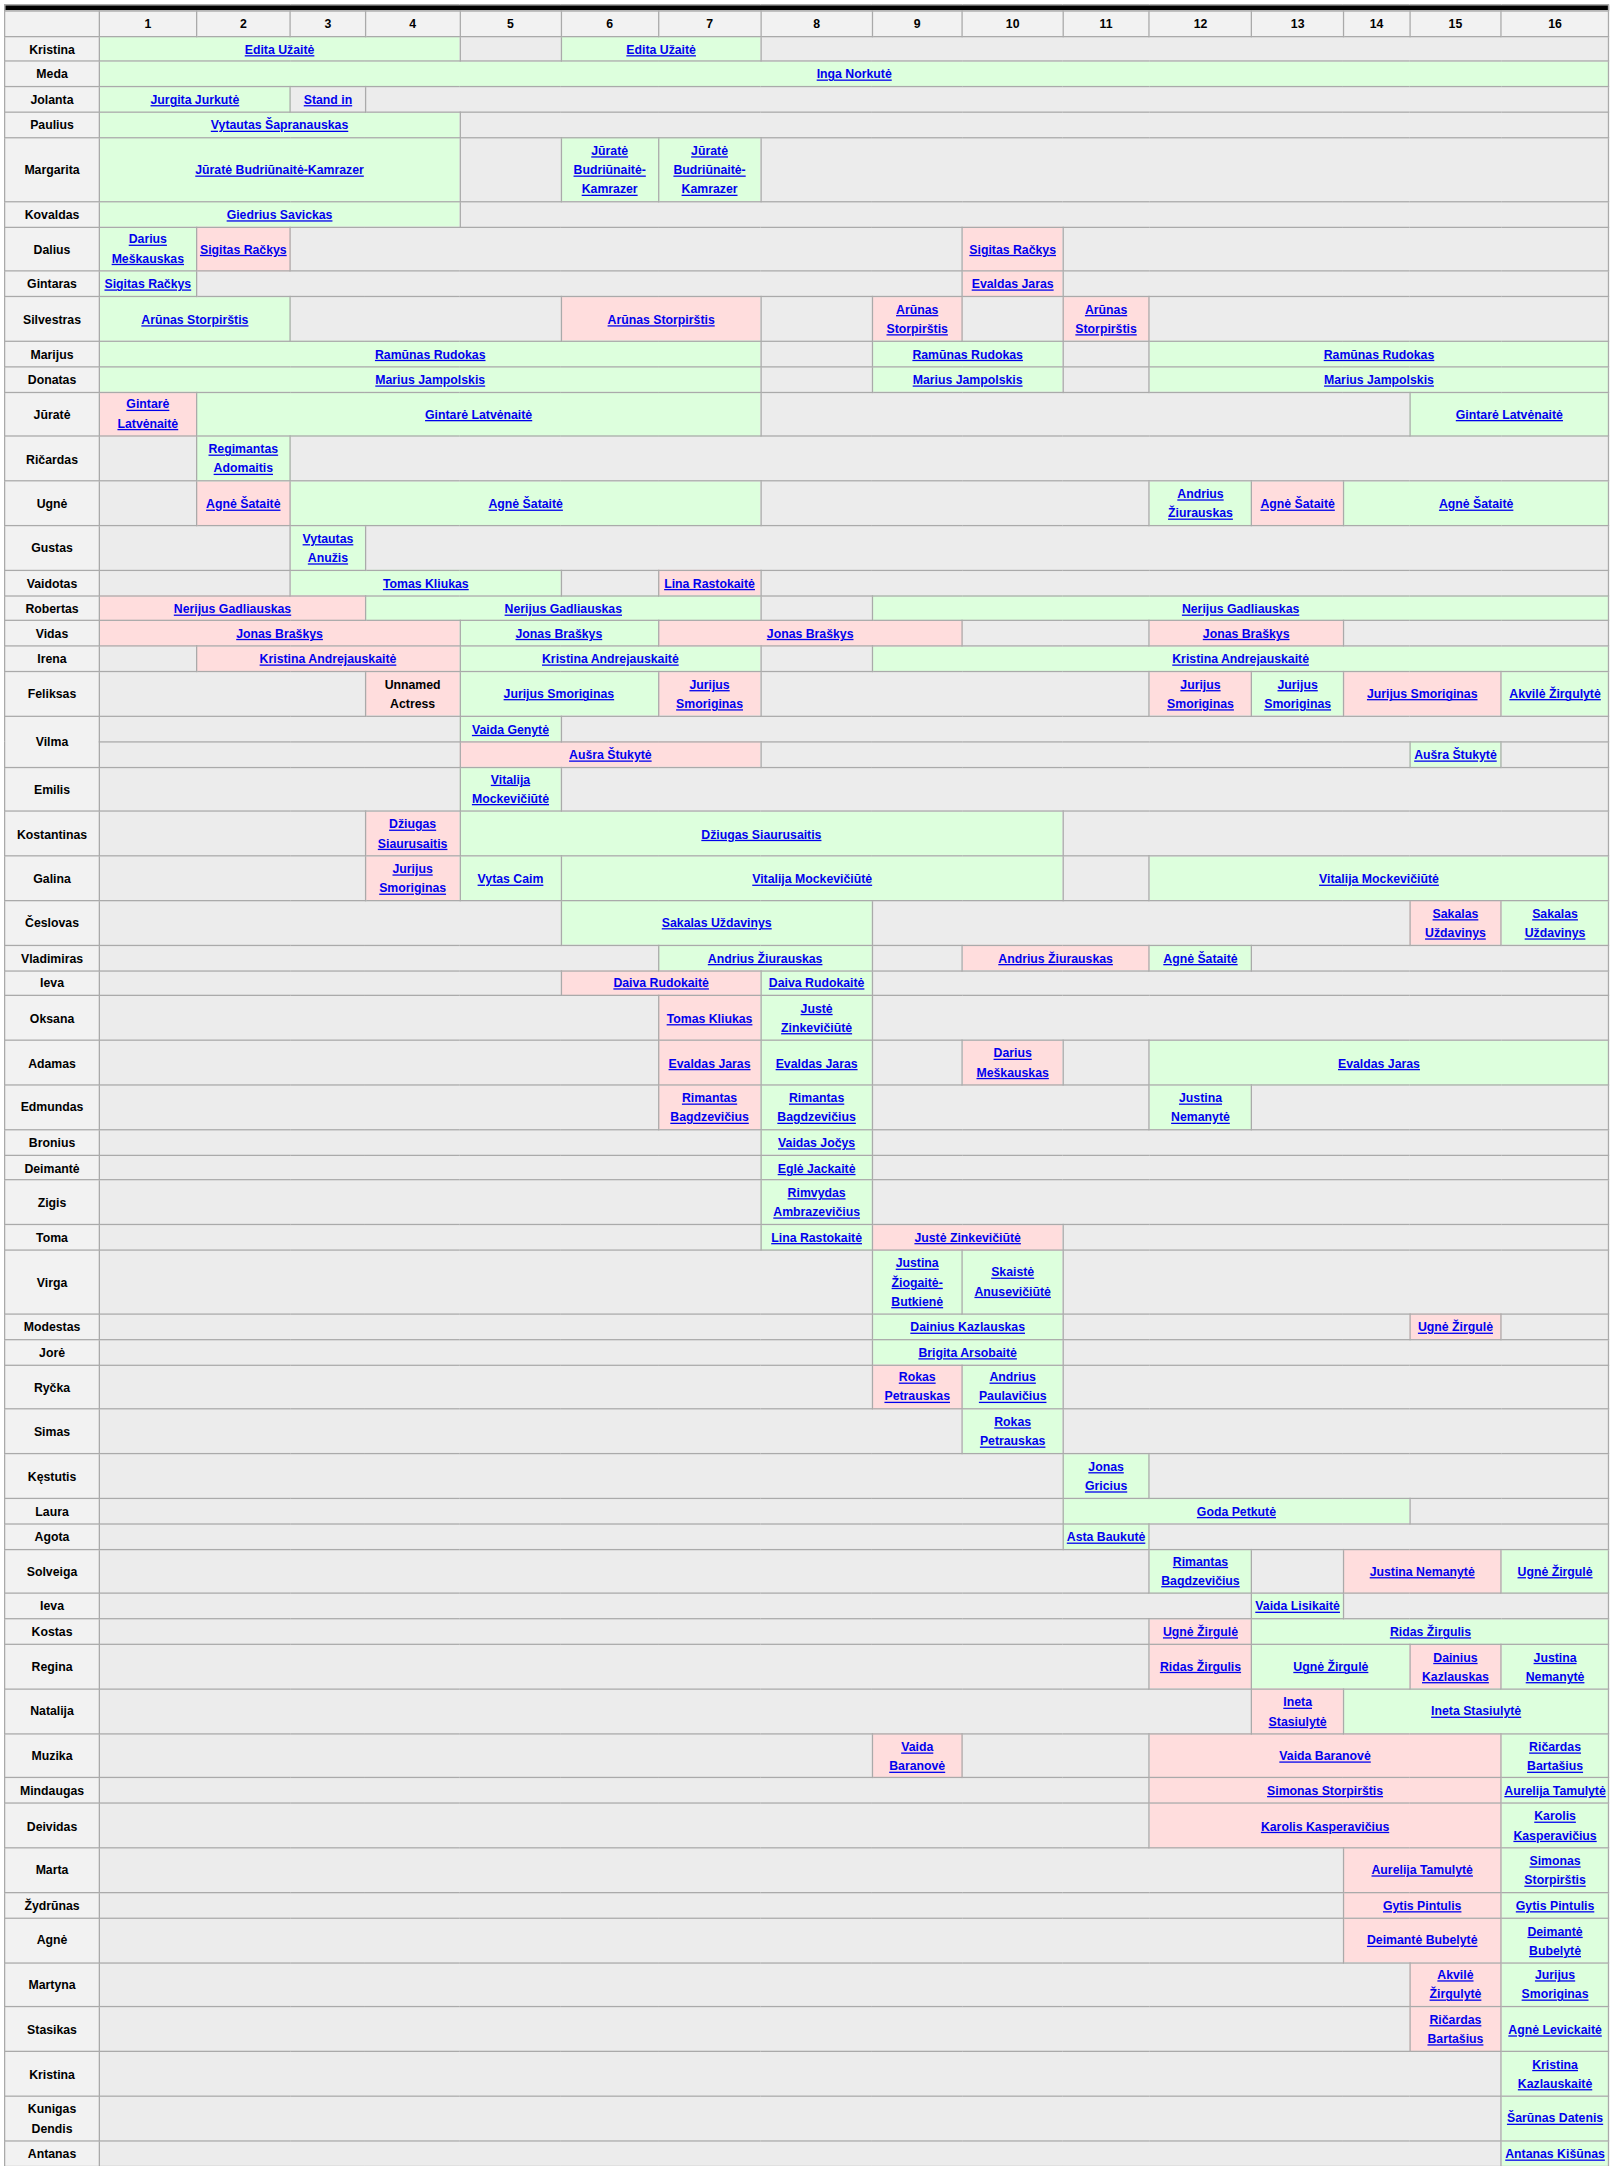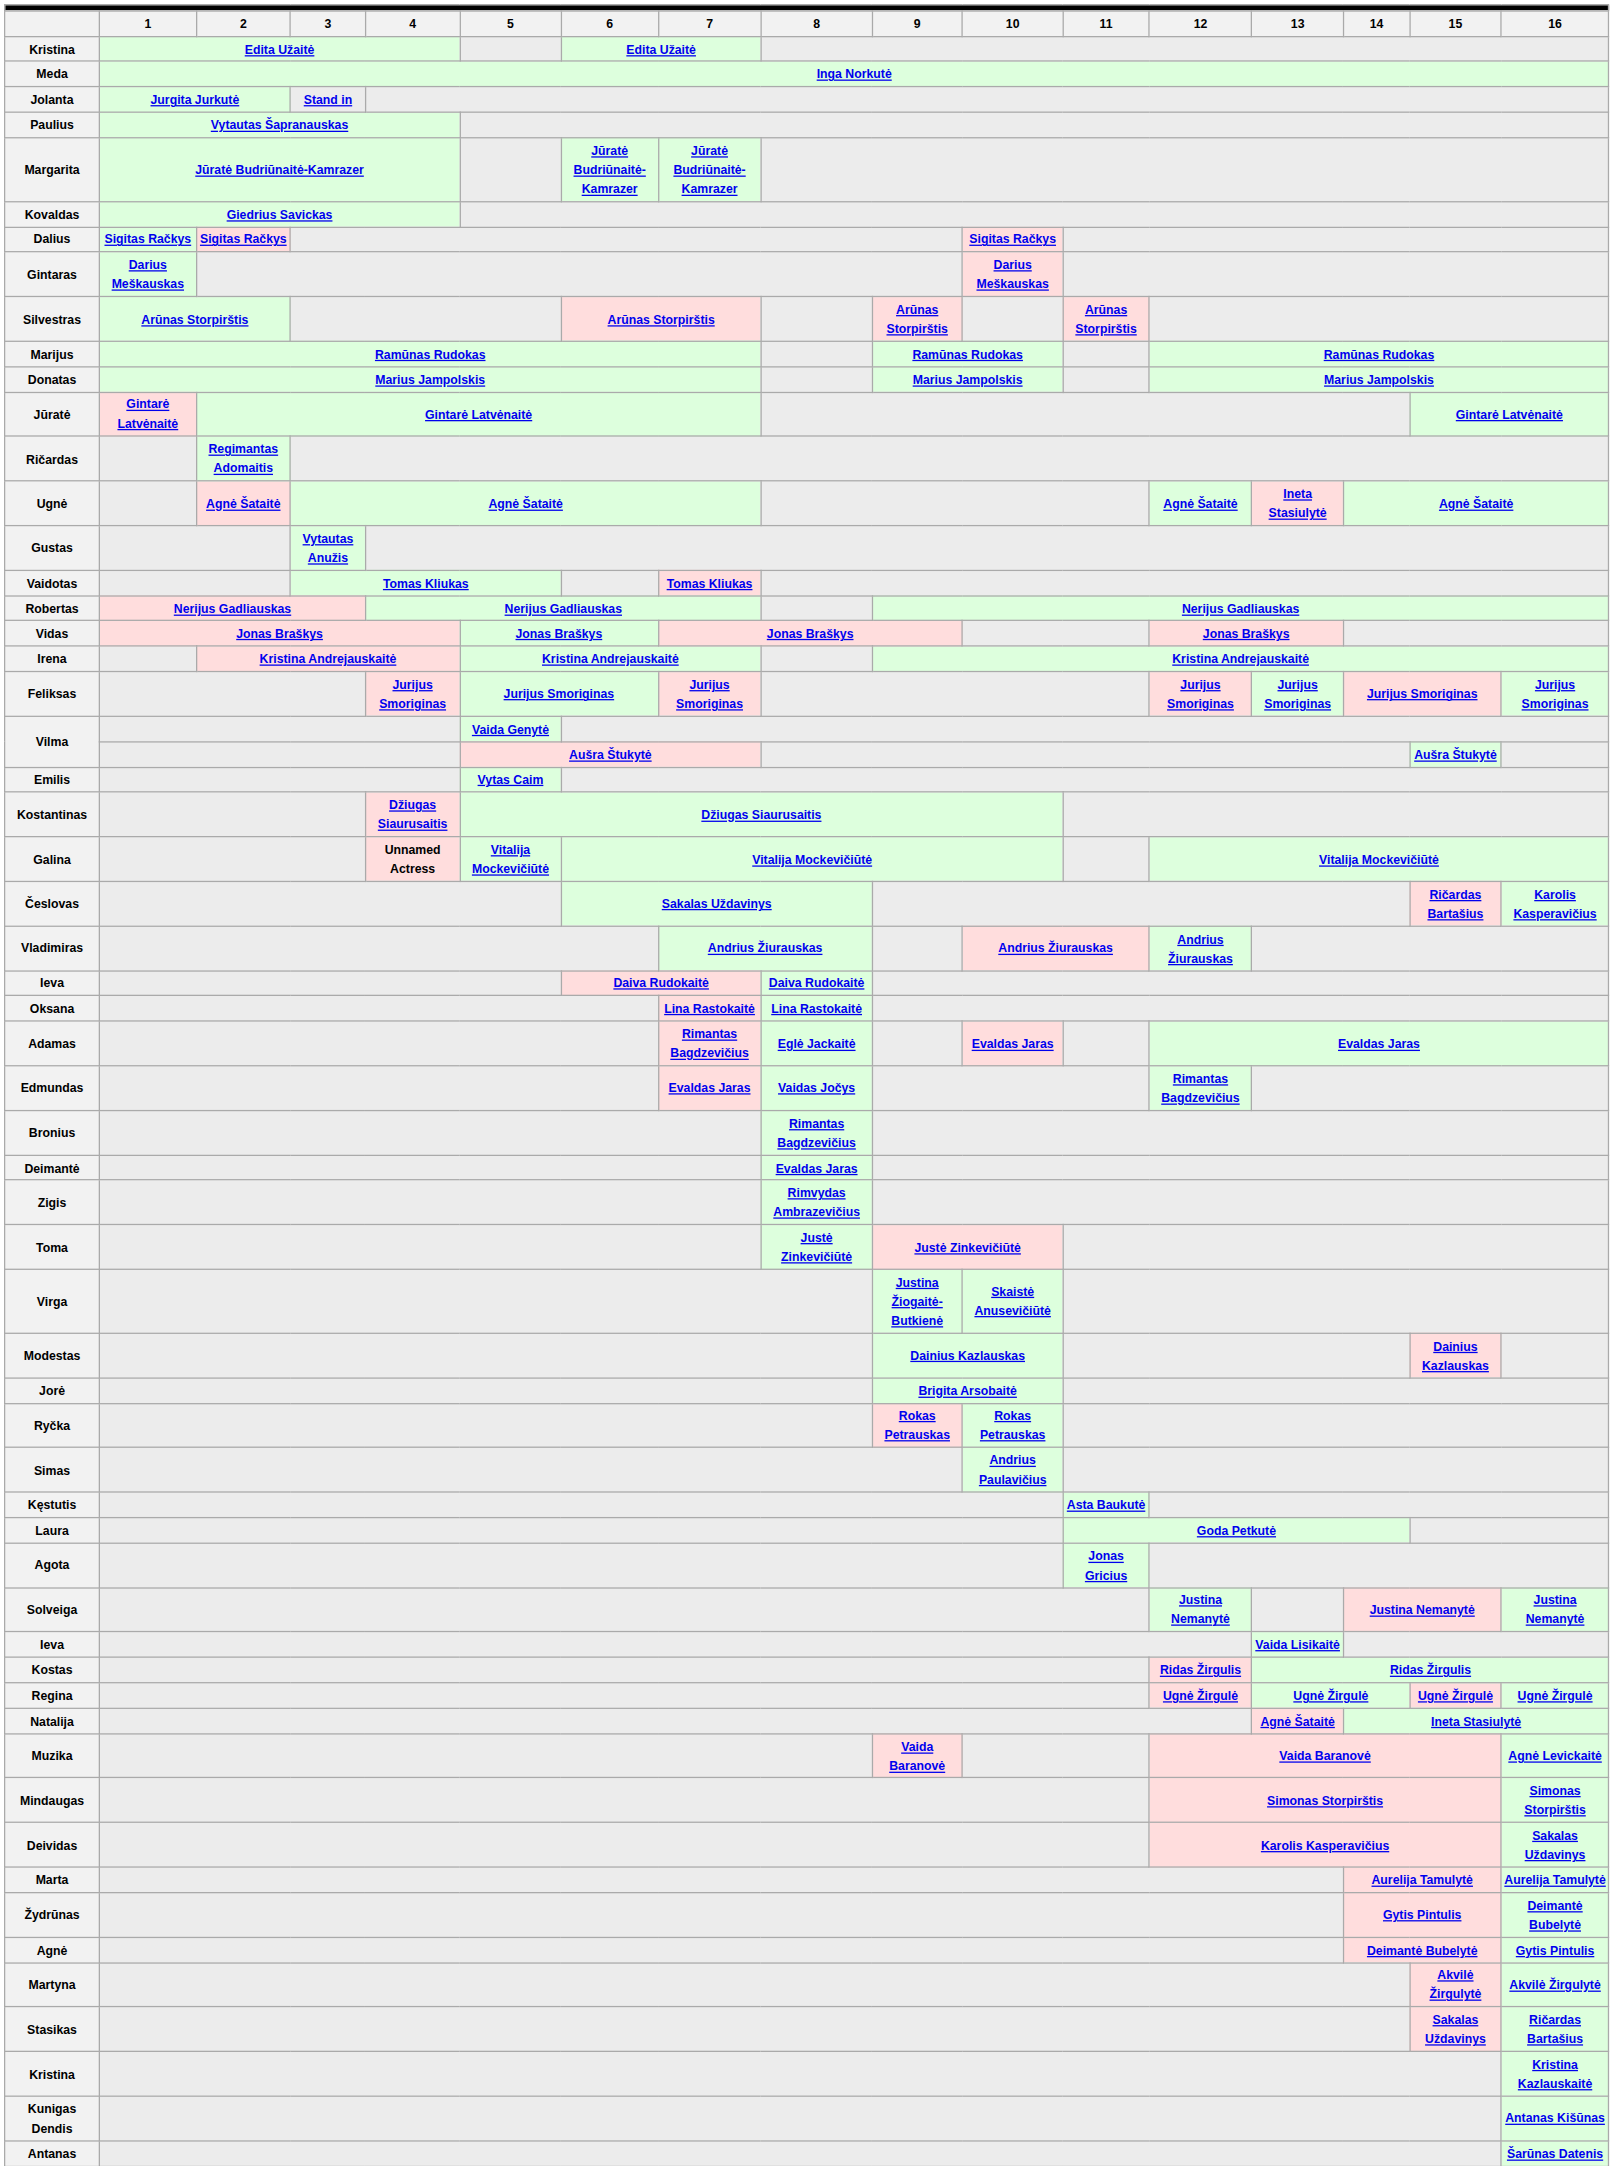(148, 249) Darius Meškauskas -> (148, 239) Sigitas Račkys
(148, 284) Sigitas Račkys -> (148, 274) Darius Meškauskas
(1013, 284) Evaldas Jaras -> (1013, 274) Darius Meškauskas
(1200, 503) Andrius Žiurauskas -> (1200, 503) Agnė Šataitė
(1298, 503) Agnė Šataitė -> (1298, 503) Ineta Stasiulytė
(710, 582) Lina Rastokaitė -> (710, 582) Tomas Kliukas
(413, 693) Unnamed Actress -> (413, 693) Jurijus Smoriginas
(1555, 693) Akvilė Žirgulytė -> (1555, 693) Jurijus Smoriginas
(510, 789) Vitalija Mockevičiūtė -> (510, 779) Vytas Caim
(413, 878) Jurijus Smoriginas -> (413, 859) Unnamed Actress
(510, 878) Vytas Caim -> (510, 859) Vitalija Mockevičiūtė
(1455, 922) Sakalas Uždavinys -> (1455, 903) Ričardas Bartašius
(1555, 922) Sakalas Uždavinys -> (1555, 903) Karolis Kasperavičius
(1200, 957) Agnė Šataitė -> (1200, 948) Andrius Žiurauskas
(710, 1018) Tomas Kliukas -> (710, 1008) Lina Rastokaitė
(817, 1018) Justė Zinkevičiūtė -> (817, 1008) Lina Rastokaitė
(710, 1062) Evaldas Jaras -> (710, 1043) Rimantas Bagdzevičius
(817, 1062) Evaldas Jaras -> (817, 1043) Eglė Jackaitė
(1013, 1062) Darius Meškauskas -> (1013, 1043) Evaldas Jaras
(710, 1107) Rimantas Bagdzevičius -> (710, 1088) Evaldas Jaras
(817, 1107) Rimantas Bagdzevičius -> (817, 1088) Vaidas Jočys
(1200, 1107) Justina Nemanytė -> (1200, 1088) Rimantas Bagdzevičius
(817, 1142) Vaidas Jočys -> (817, 1132) Rimantas Bagdzevičius
(817, 1167) Eglė Jackaitė -> (817, 1167) Evaldas Jaras
(817, 1237) Lina Rastokaitė -> (817, 1247) Justė Zinkevičiūtė
(1455, 1326) Ugnė Žirgulė -> (1455, 1355) Dainius Kazlauskas
(1013, 1387) Andrius Paulavičius -> (1013, 1425) Rokas Petrauskas
(1013, 1431) Rokas Petrauskas -> (1013, 1469) Andrius Paulavičius
(1106, 1476) Jonas Gricius -> (1106, 1504) Asta Baukutė
(1106, 1536) Asta Baukutė -> (1106, 1565) Jonas Gricius
(1200, 1571) Rimantas Bagdzevičius -> (1200, 1609) Justina Nemanytė
(1555, 1571) Ugnė Žirgulė -> (1555, 1609) Justina Nemanytė
(1200, 1631) Ugnė Žirgulė -> (1200, 1670) Ridas Žirgulis
(1200, 1666) Ridas Žirgulis -> (1200, 1695) Ugnė Žirgulė
(1455, 1666) Dainius Kazlauskas -> (1455, 1695) Ugnė Žirgulė
(1555, 1666) Justina Nemanytė -> (1555, 1695) Ugnė Žirgulė
(1298, 1711) Ineta Stasiulytė -> (1298, 1720) Agnė Šataitė
(1555, 1755) Ričardas Bartašius -> (1555, 1755) Agnė Levickaitė
(1555, 1790) Aurelija Tamulytė -> (1555, 1800) Simonas Storpirštis
(1555, 1825) Karolis Kasperavičius -> (1555, 1844) Sakalas Uždavinys
(1555, 1870) Simonas Storpirštis -> (1555, 1879) Aurelija Tamulytė
(1555, 1905) Gytis Pintulis -> (1555, 1914) Deimantė Bubelytė
(1555, 1940) Deimantė Bubelytė -> (1555, 1949) Gytis Pintulis
(1555, 1984) Jurijus Smoriginas -> (1555, 1984) Akvilė Žirgulytė
(1455, 2029) Ričardas Bartašius -> (1455, 2029) Sakalas Uždavinys
(1555, 2029) Agnė Levickaitė -> (1555, 2029) Ričardas Bartašius
(1555, 2118) Šarūnas Datenis -> (1555, 2118) Antanas Kišūnas
(1555, 2153) Antanas Kišūnas -> (1555, 2153) Šarūnas Datenis
